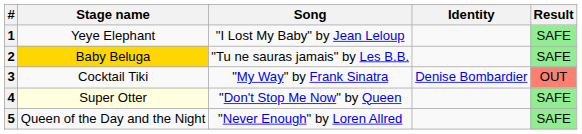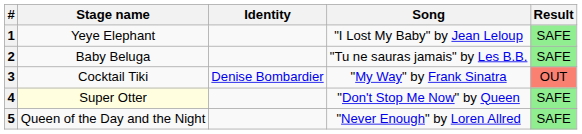columns swapped: (310, 14) <-> (471, 14)
(113, 56) gold background -> (113, 56) no background
